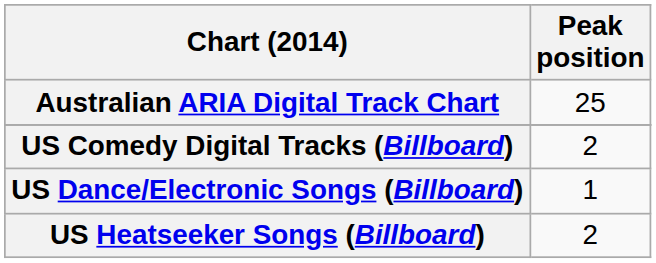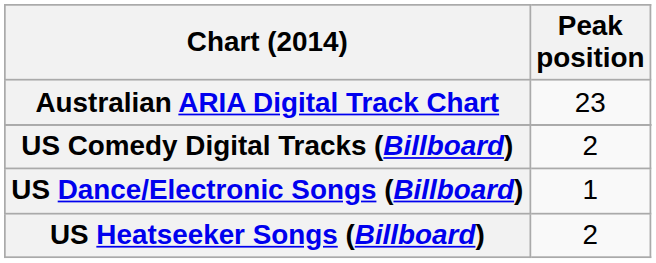(590, 102) 25 -> (590, 102) 23
